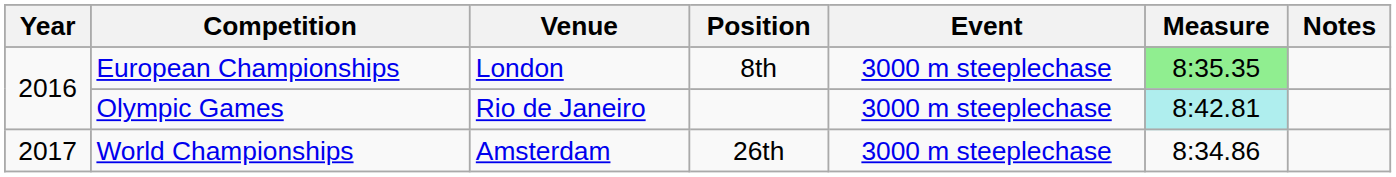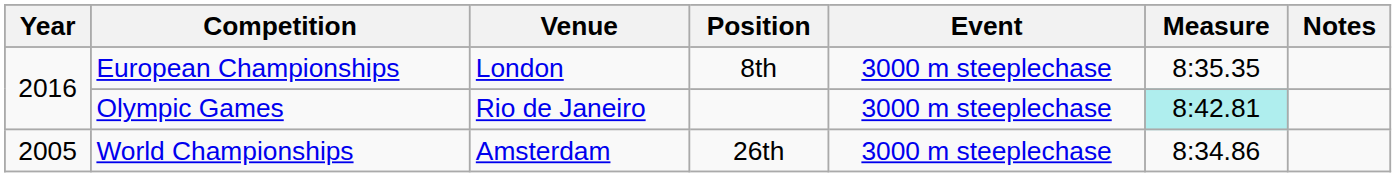(1216, 68) lightgreen background -> (1216, 68) no background
(48, 151) 2017 -> (48, 151) 2005
